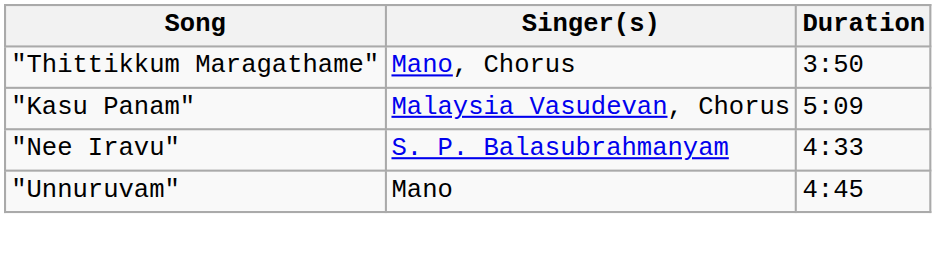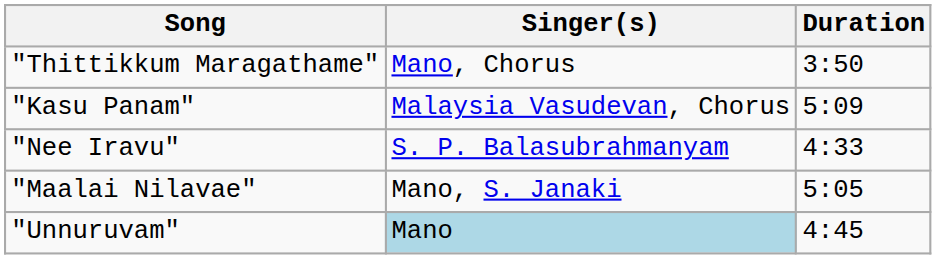+ row: (134, 191)
(422, 191) no background -> (422, 232) lightblue background
